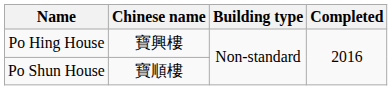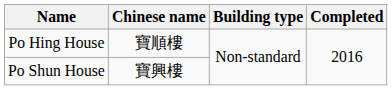(159, 42) 寶興樓 -> (159, 42) 寶順樓
(159, 70) 寶順樓 -> (159, 70) 寶興樓
